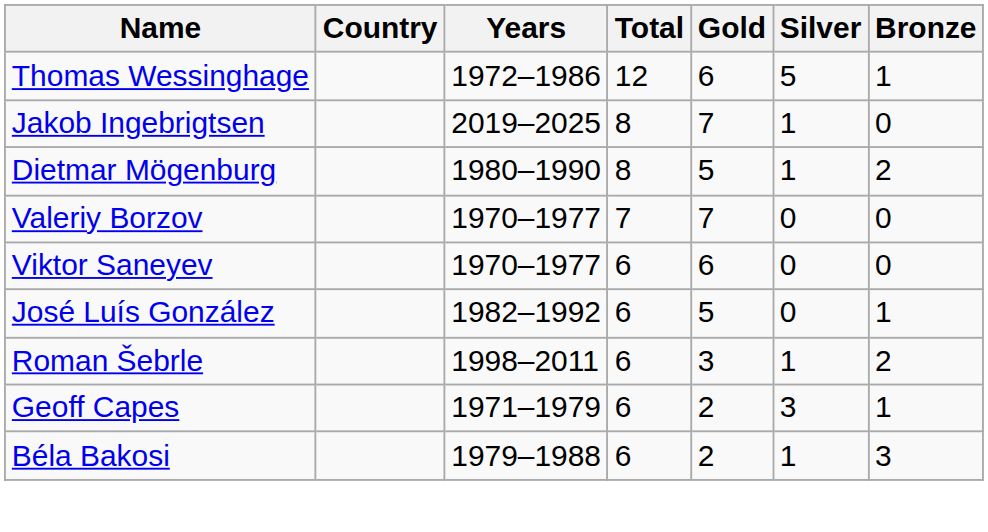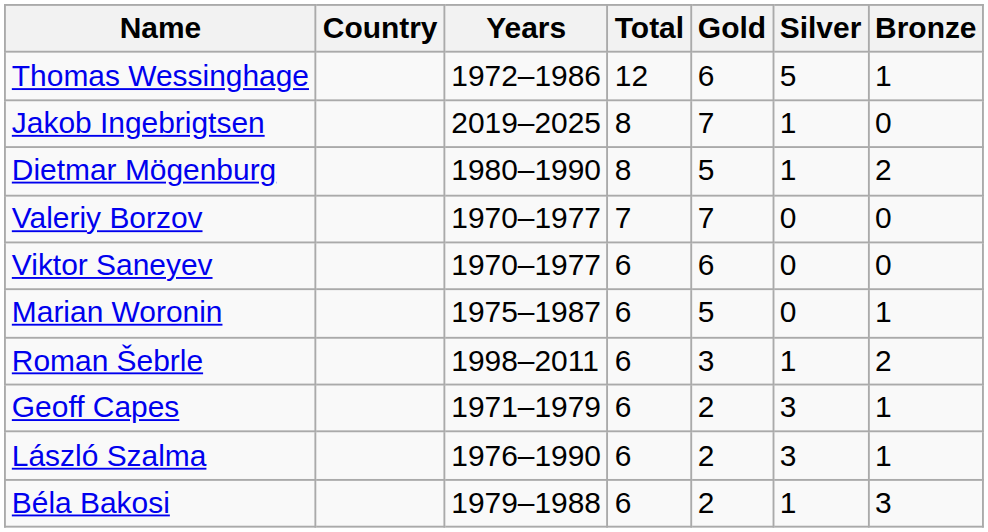+ row: (117, 312)
- row: (143, 312)
+ row: (109, 455)
